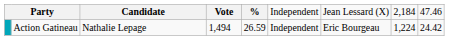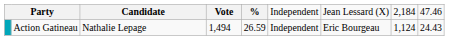(405, 27) 1,224 -> (405, 27) 1,124
(431, 27) 24.42 -> (431, 27) 24.43
